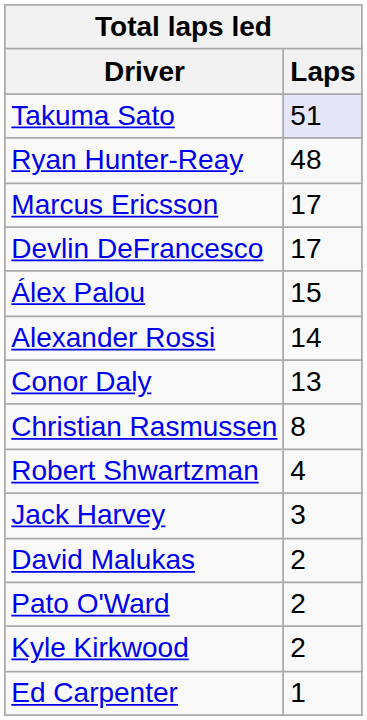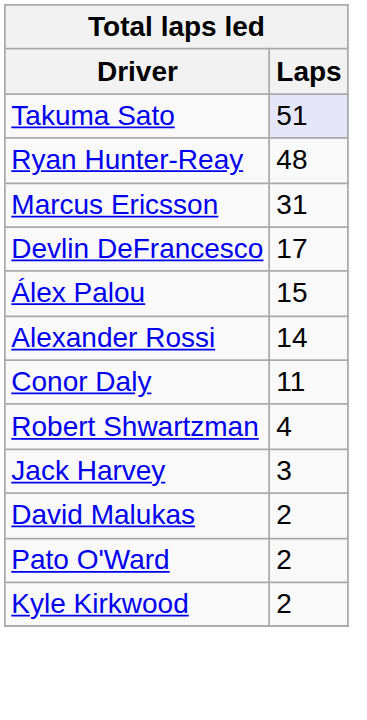(306, 204) 17 -> (292, 204) 31
(306, 381) 13 -> (291, 381) 11
- row: (144, 426)
- row: (95, 692)
